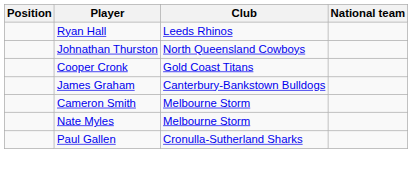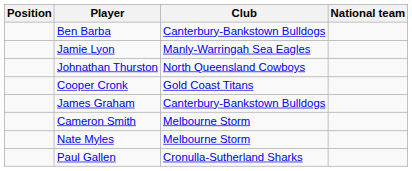+ row: (84, 31)
- row: (82, 31)
+ row: (86, 49)
